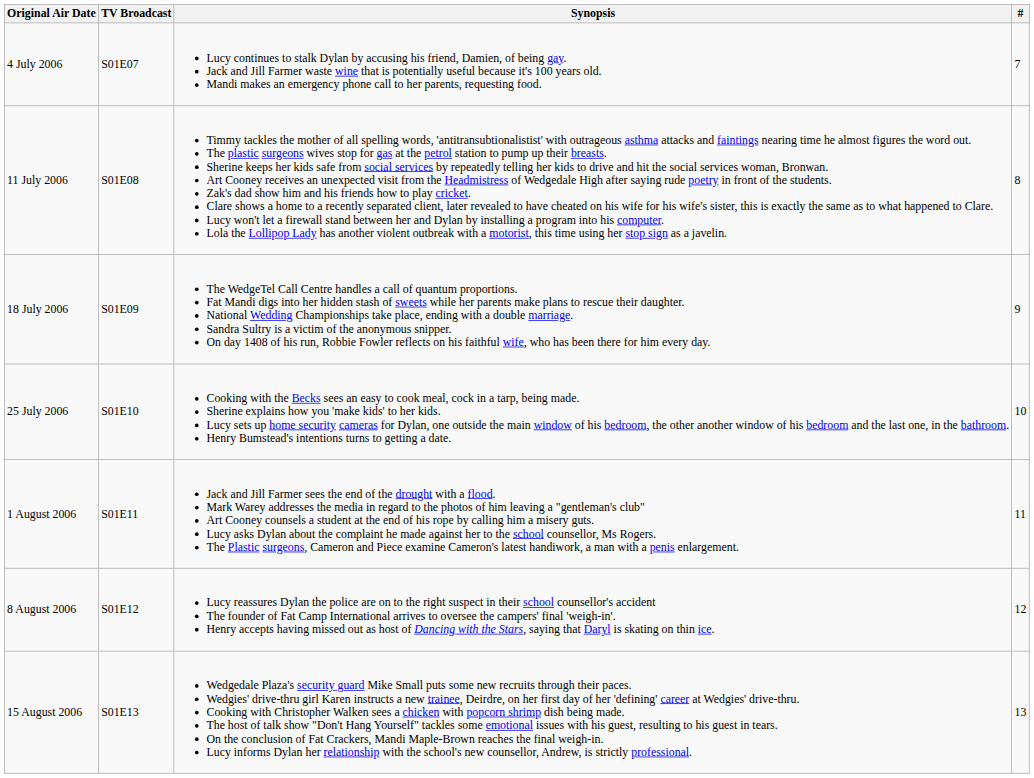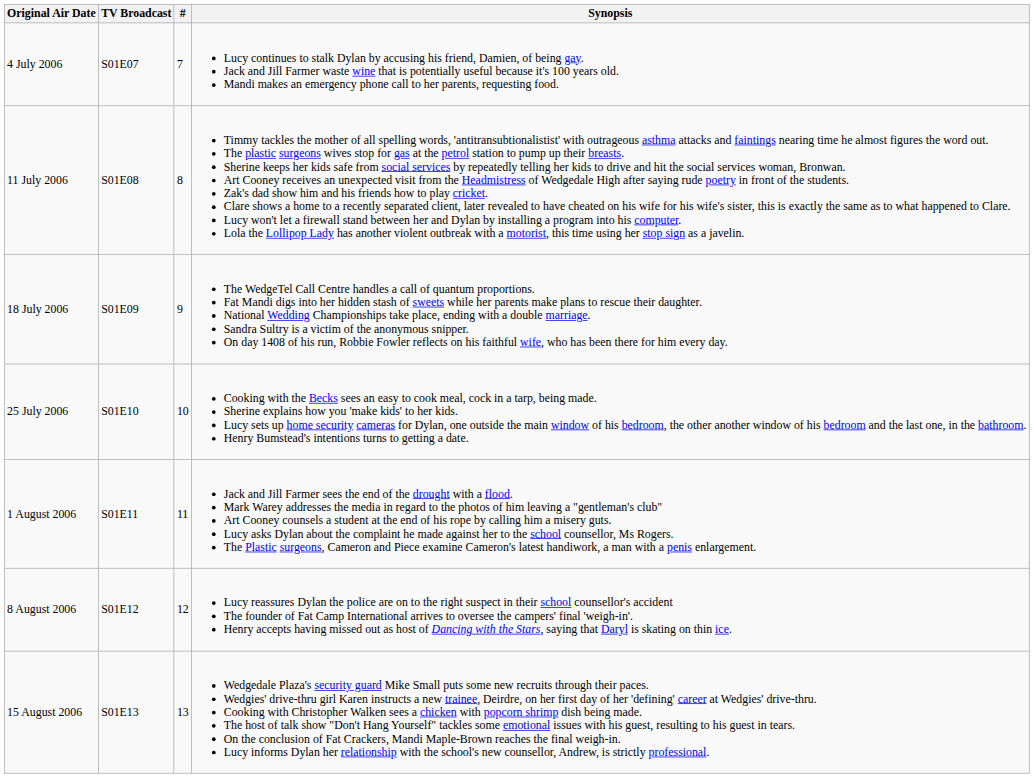columns swapped: (593, 13) <-> (1021, 13)
